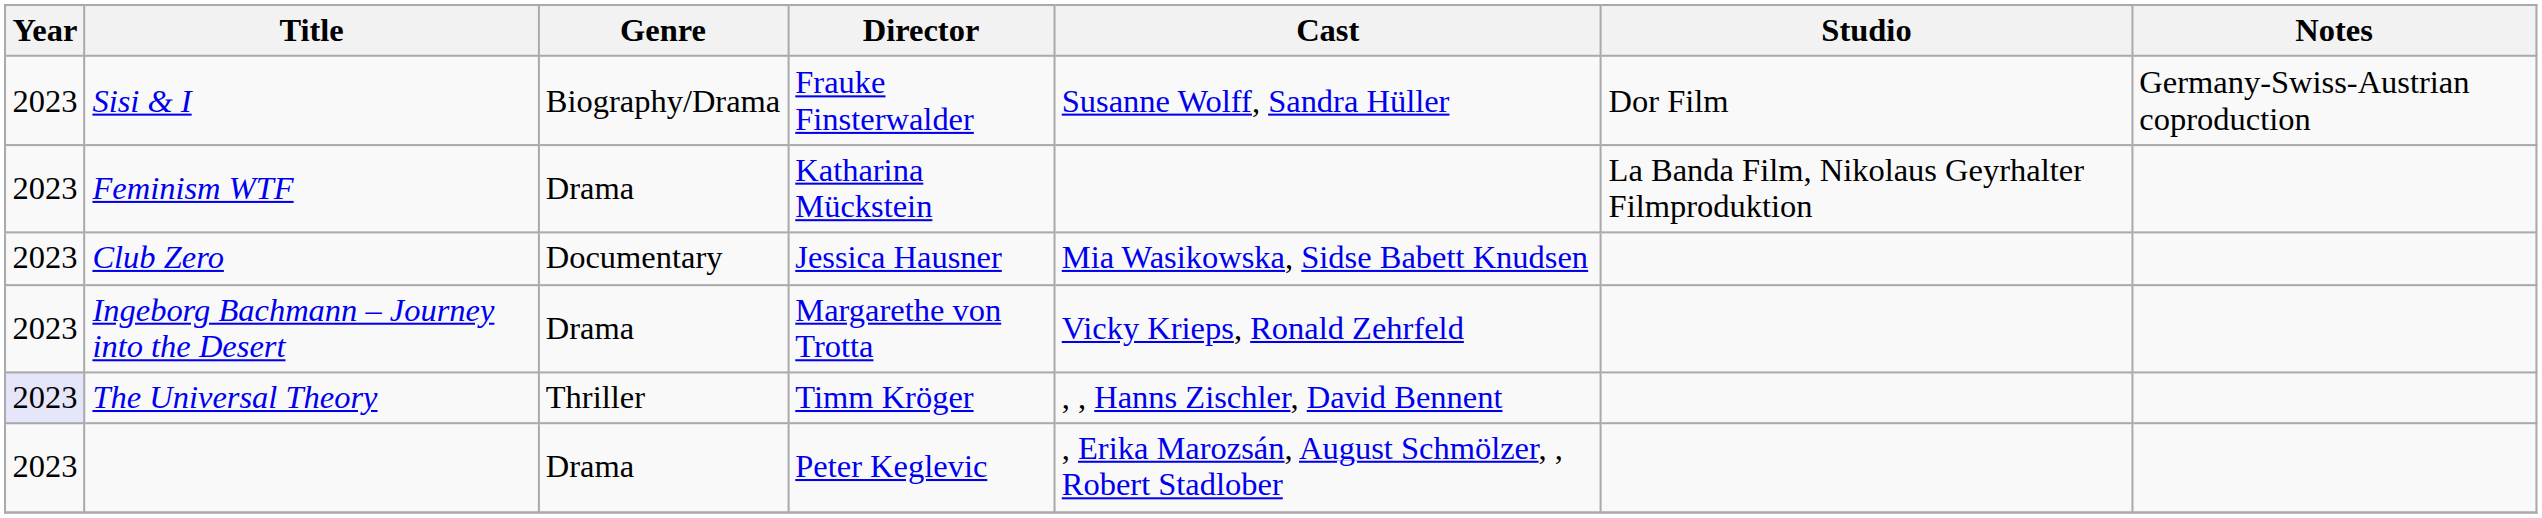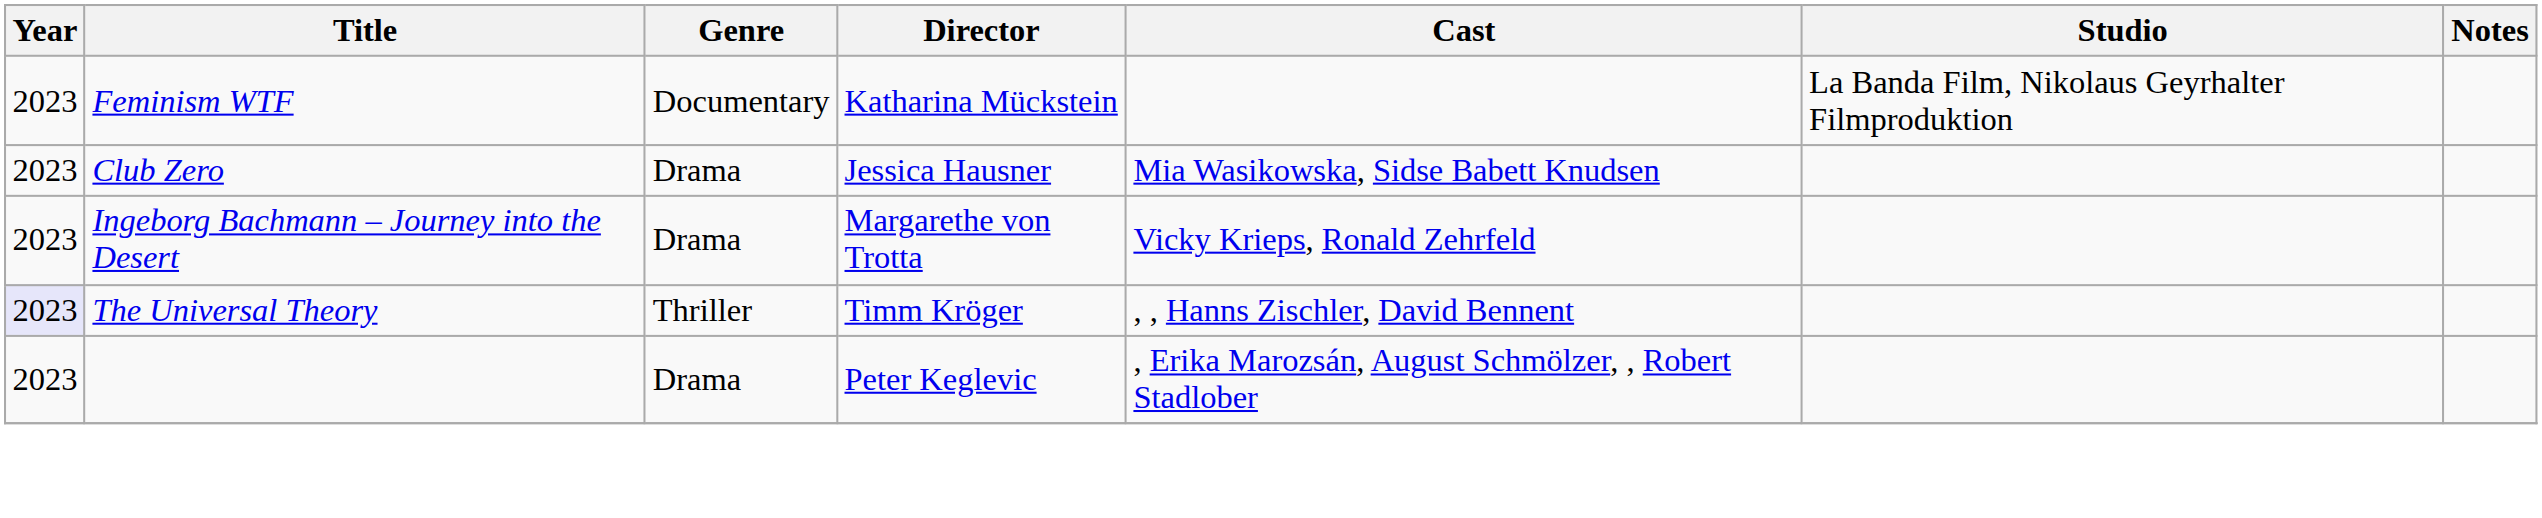- row: (142, 100)
(590, 188) Drama -> (741, 100) Documentary
(634, 257) Documentary -> (697, 169) Drama
